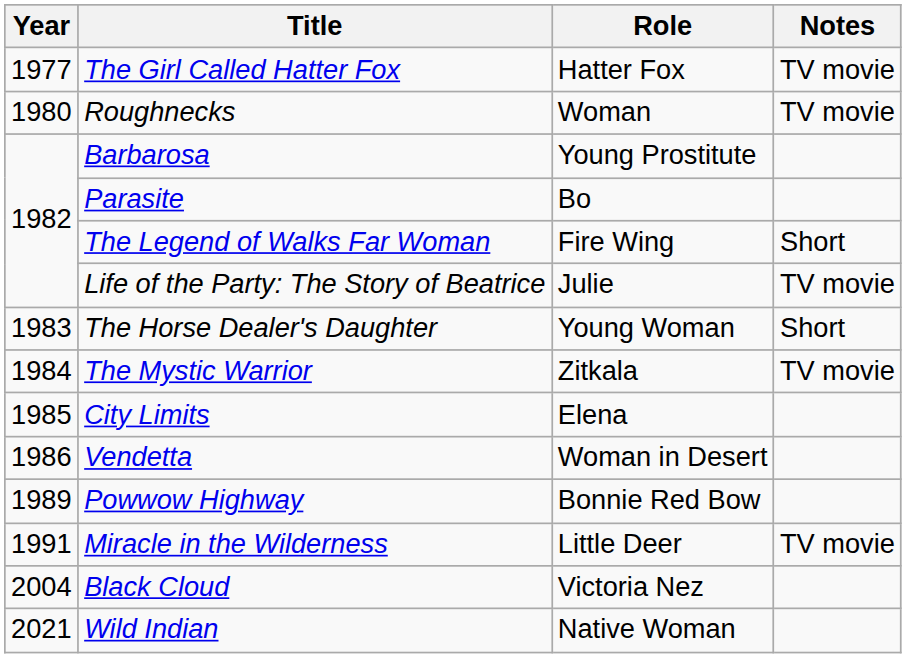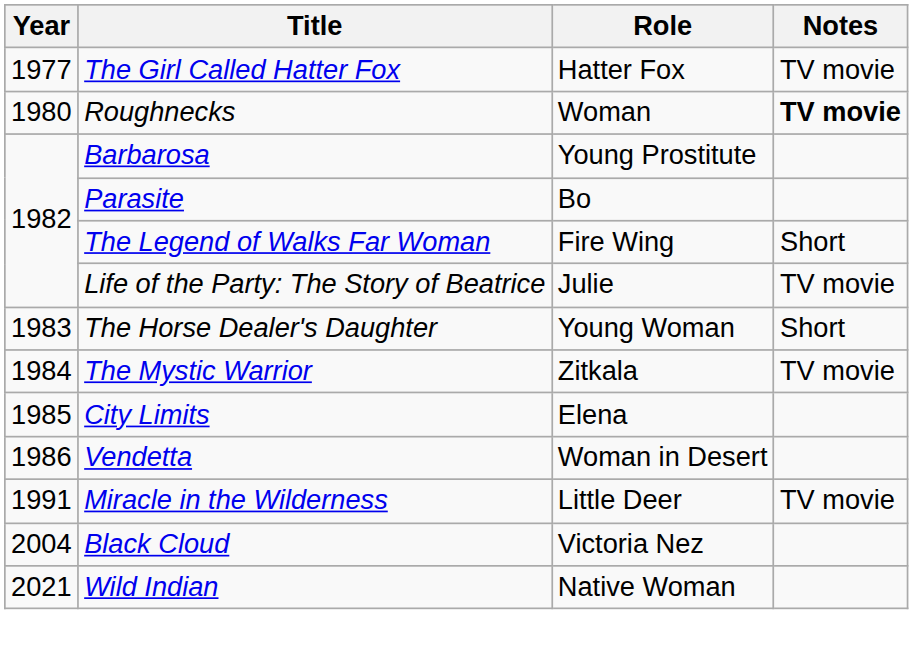(837, 112) normal -> (840, 112) bold
- row: (194, 500)
